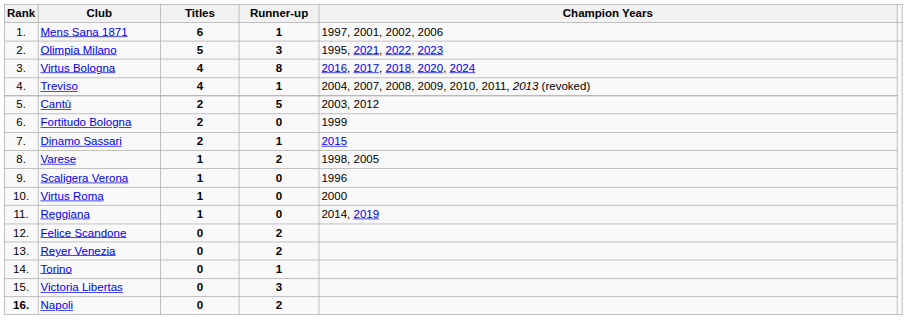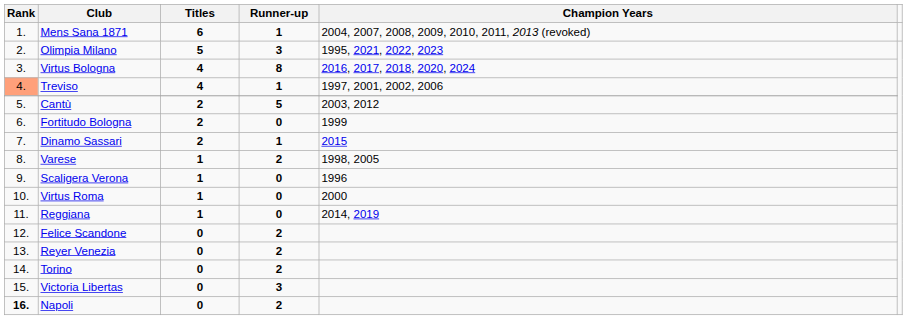(382, 31) 1997, 2001, 2002, 2006 -> (456, 31) 2004, 2007, 2008, 2009, 2010, 2011, 2013 (revoked)
(21, 86) no background -> (21, 86) lightsalmon background
(456, 86) 2004, 2007, 2008, 2009, 2010, 2011, 2013 (revoked) -> (382, 86) 1997, 2001, 2002, 2006
(279, 269) 1 -> (279, 269) 2
